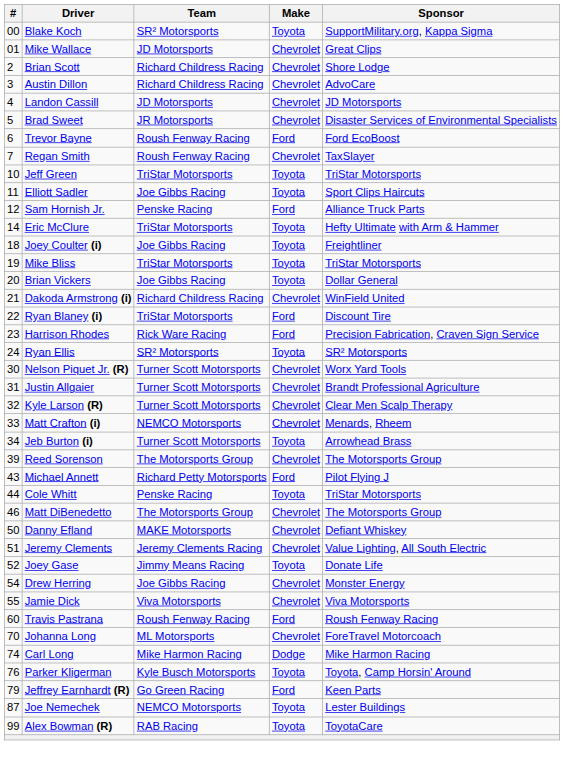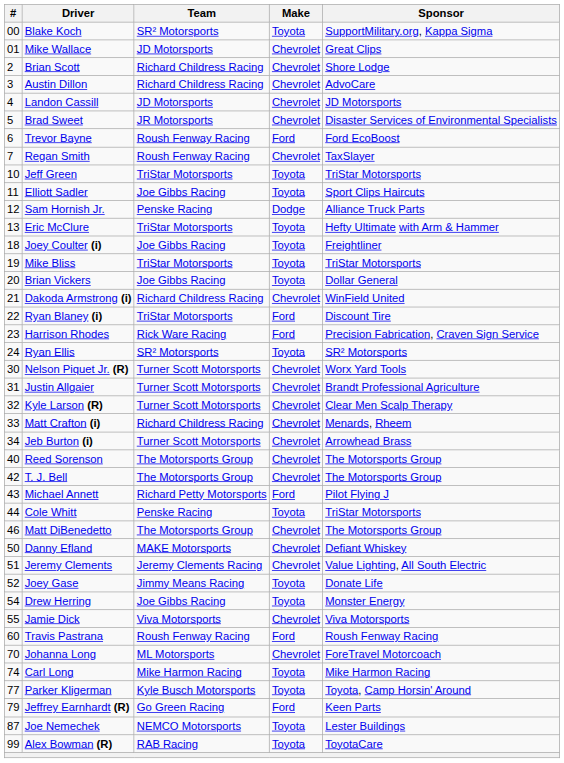(283, 209) Ford -> (288, 209) Dodge
(13, 227) 14 -> (13, 227) 13
(189, 423) NEMCO Motorsports -> (200, 423) Richard Childress Racing
(288, 441) Toyota -> (296, 441) Chevrolet
(13, 459) 39 -> (13, 459) 40
+ row: (46, 476)
(296, 583) Chevrolet -> (288, 601) Toyota
(288, 654) Dodge -> (288, 672) Toyota
(13, 672) 76 -> (13, 690) 77
